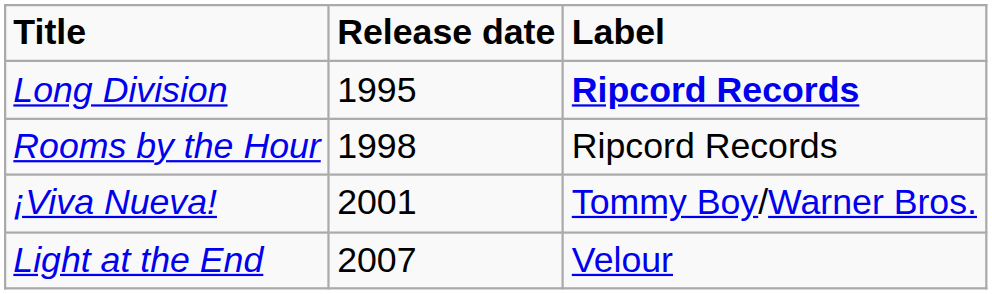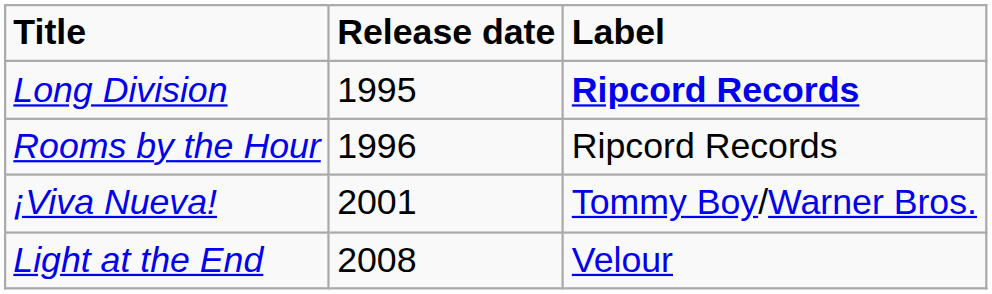(377, 145) 1998 -> (377, 145) 1996
(377, 259) 2007 -> (377, 259) 2008
